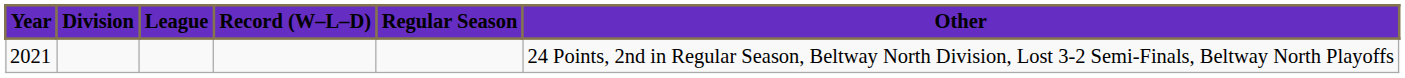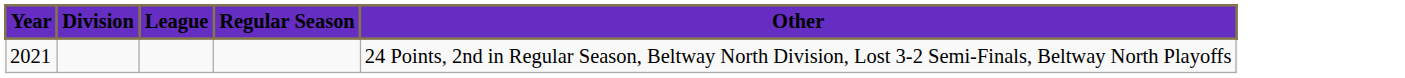- column: (295, 22)
